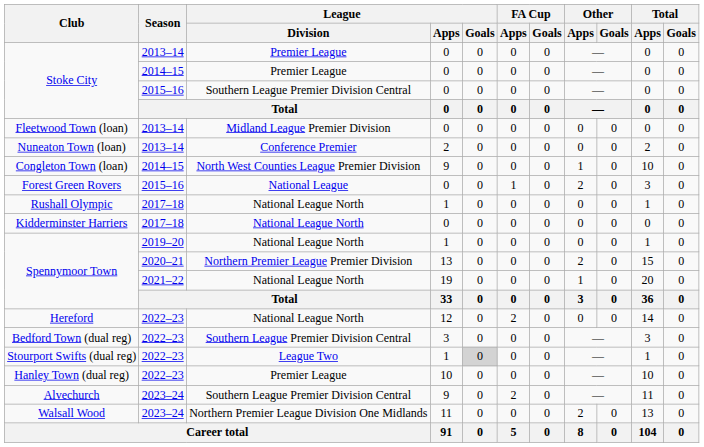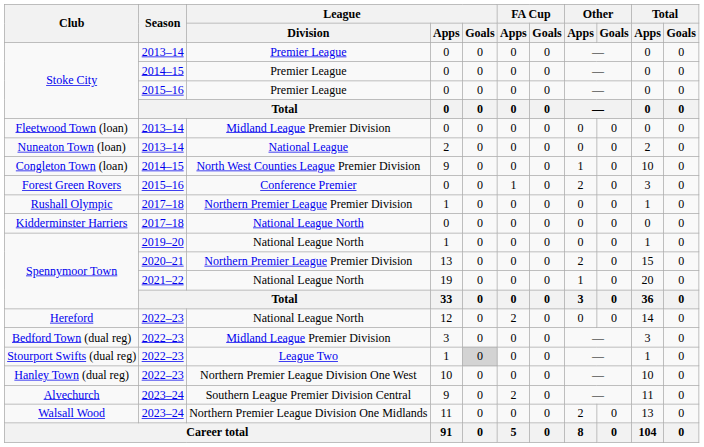(308, 90) Southern League Premier Division Central -> (308, 90) Premier League
(308, 147) Conference Premier -> (308, 147) National League
(308, 185) National League -> (308, 185) Conference Premier
(308, 204) National League North -> (308, 204) Northern Premier League Premier Division
(308, 337) Southern League Premier Division Central -> (308, 337) Midland League Premier Division
(308, 375) Premier League -> (308, 375) Northern Premier League Division One West
